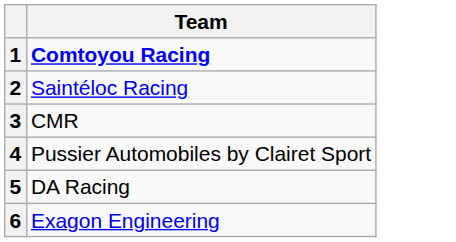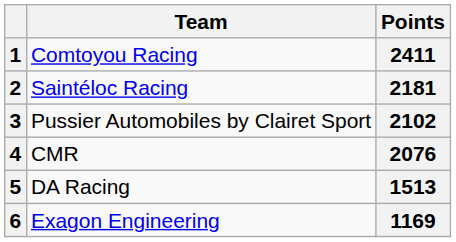+ column: (413, 21)
(121, 55) bold -> (114, 55) normal
(55, 121) CMR -> (201, 121) Pussier Automobiles by Clairet Sport
(201, 154) Pussier Automobiles by Clairet Sport -> (55, 154) CMR
